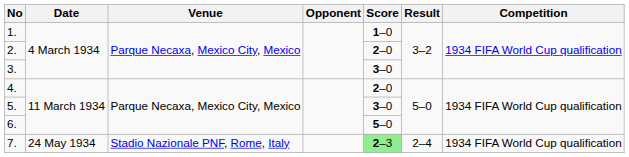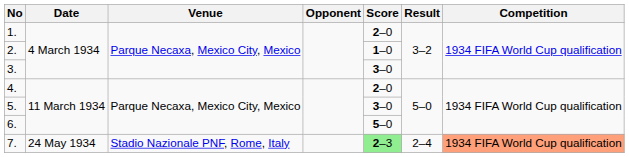(383, 32) 1–0 -> (383, 32) 2–0
(383, 50) 2–0 -> (383, 50) 1–0
(533, 143) no background -> (533, 143) lightsalmon background
